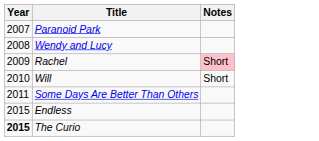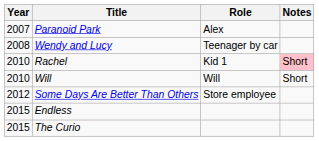+ column: (241, 12)
(18, 62) 2009 -> (18, 62) 2010
(18, 95) 2011 -> (18, 95) 2012
(18, 128) bold -> (18, 128) normal
